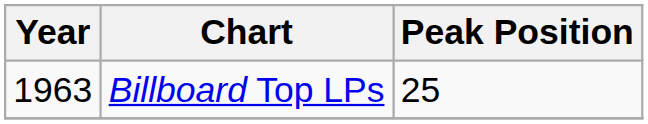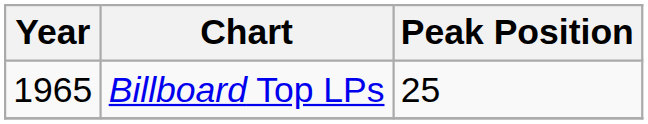(53, 88) 1963 -> (53, 88) 1965
